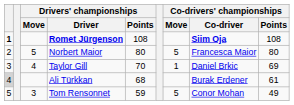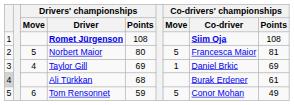(9, 38) bold -> (9, 38) normal
(274, 52) 80 -> (274, 52) 81
(140, 66) 70 -> (140, 66) 69
(34, 93) 3 -> (34, 93) 6
